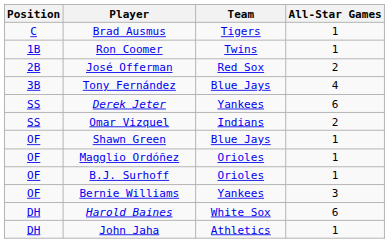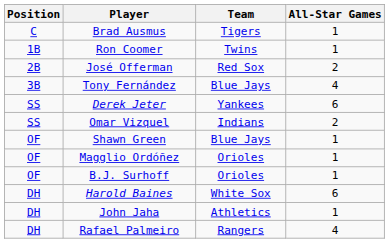- row: (129, 194)
+ row: (129, 230)
